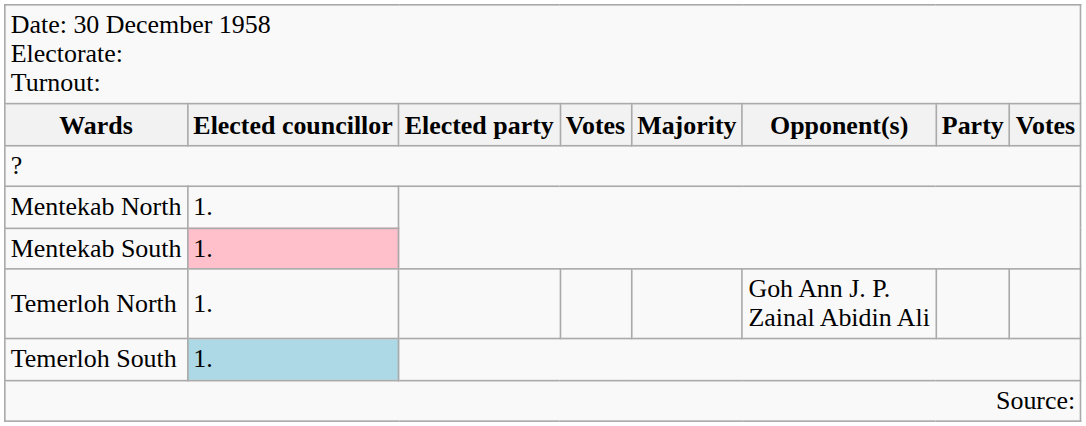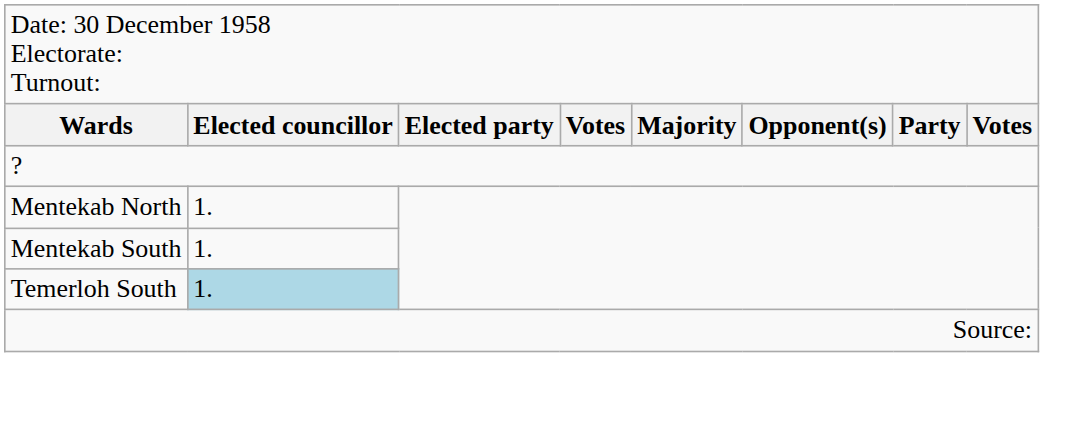(203, 247) pink background -> (203, 247) no background
- row: (94, 303)
